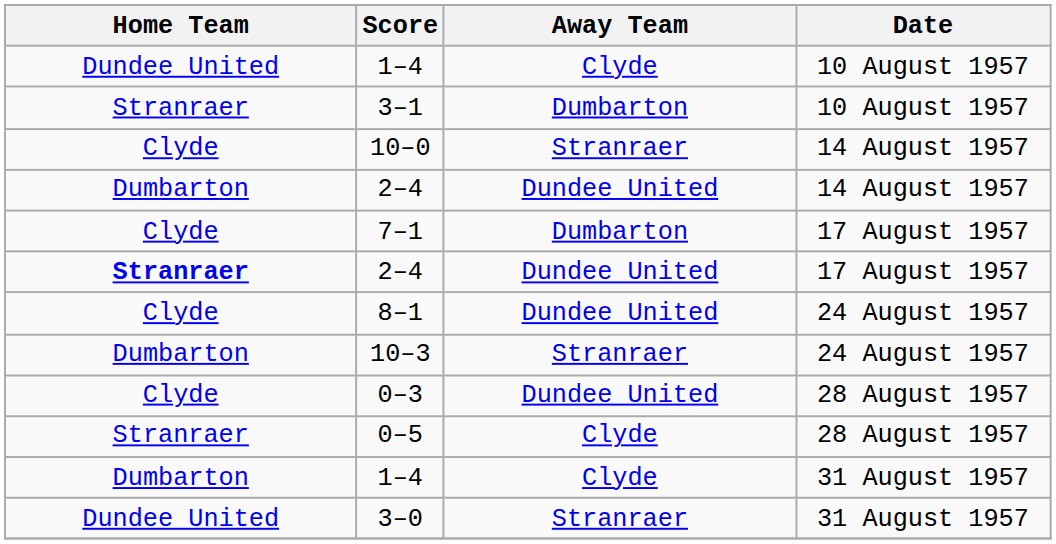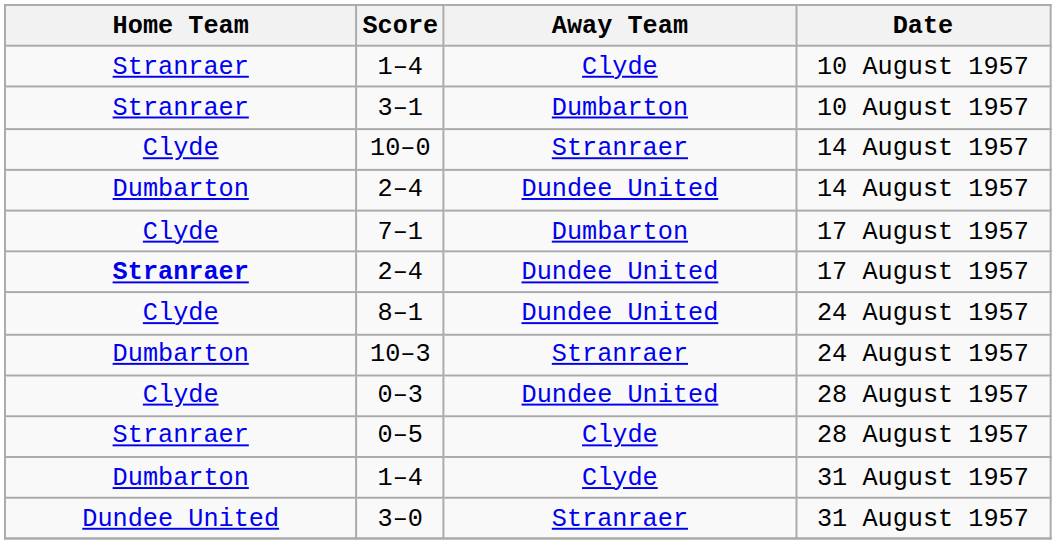(181, 67) Dundee United -> (181, 67) Stranraer
